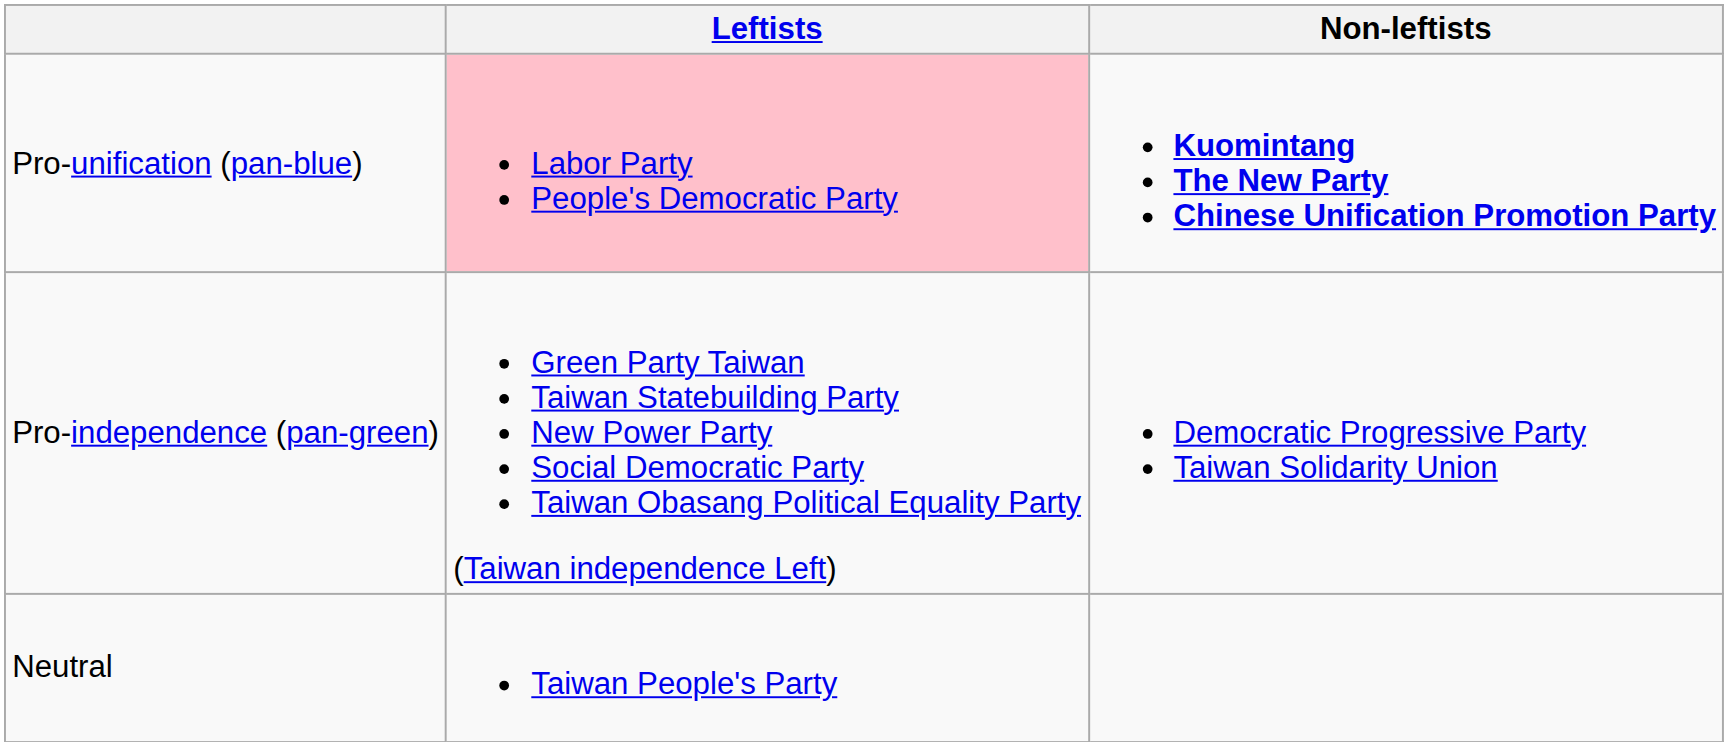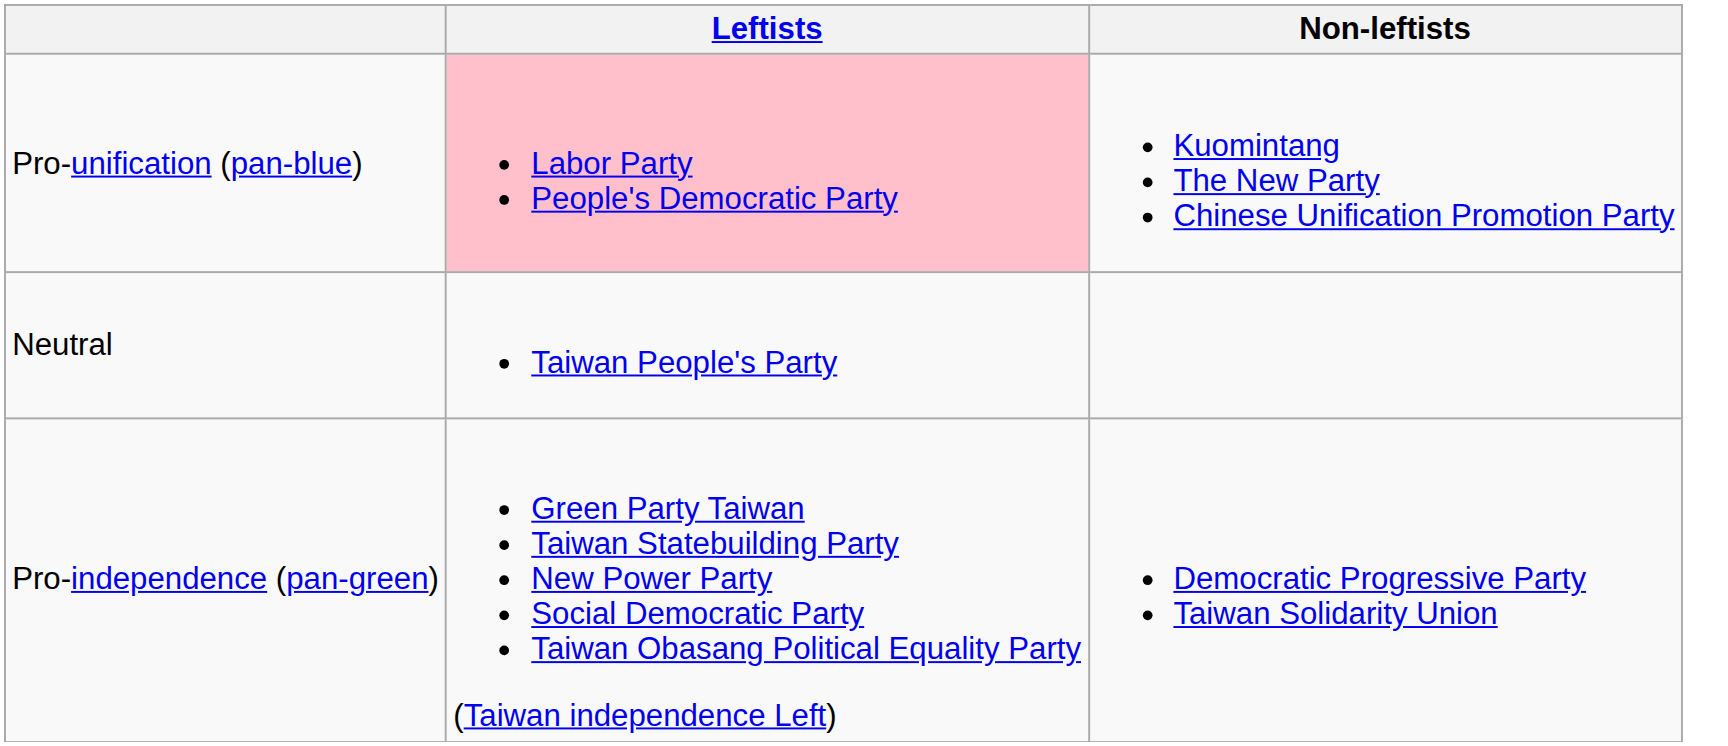(1406, 181) bold -> (1385, 181) normal
rows swapped: (226, 432) <-> (62, 667)
